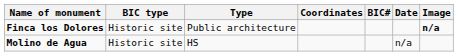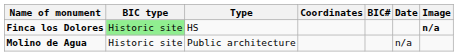(145, 28) no background -> (145, 28) lightgreen background
(241, 28) Public architecture -> (193, 28) HS
(193, 43) HS -> (241, 43) Public architecture
